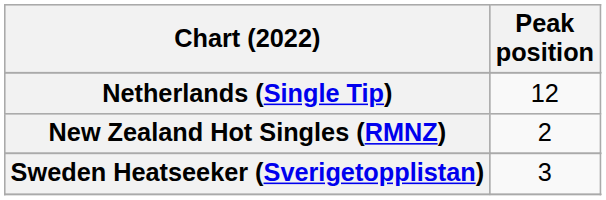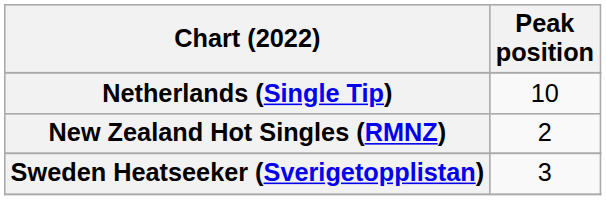(545, 93) 12 -> (545, 93) 10
